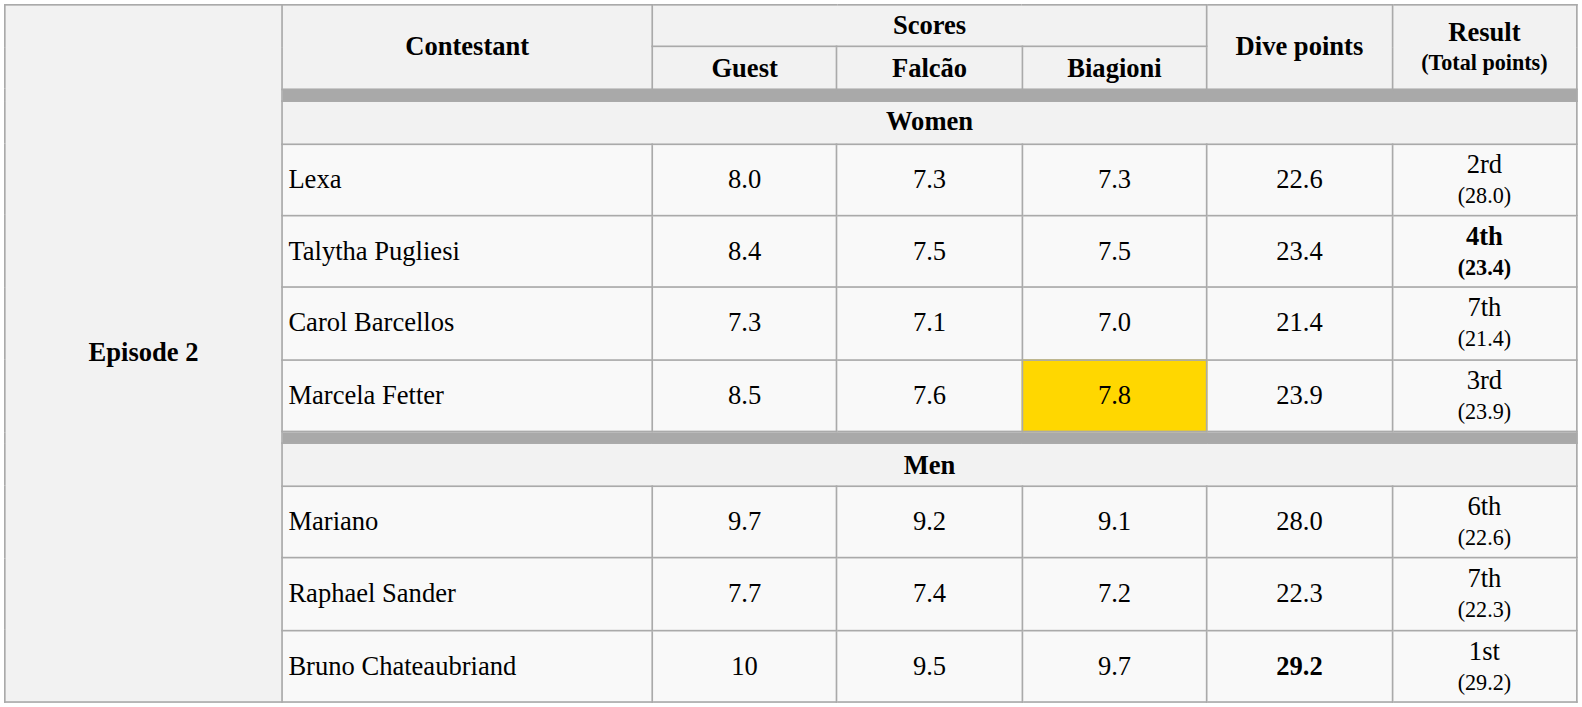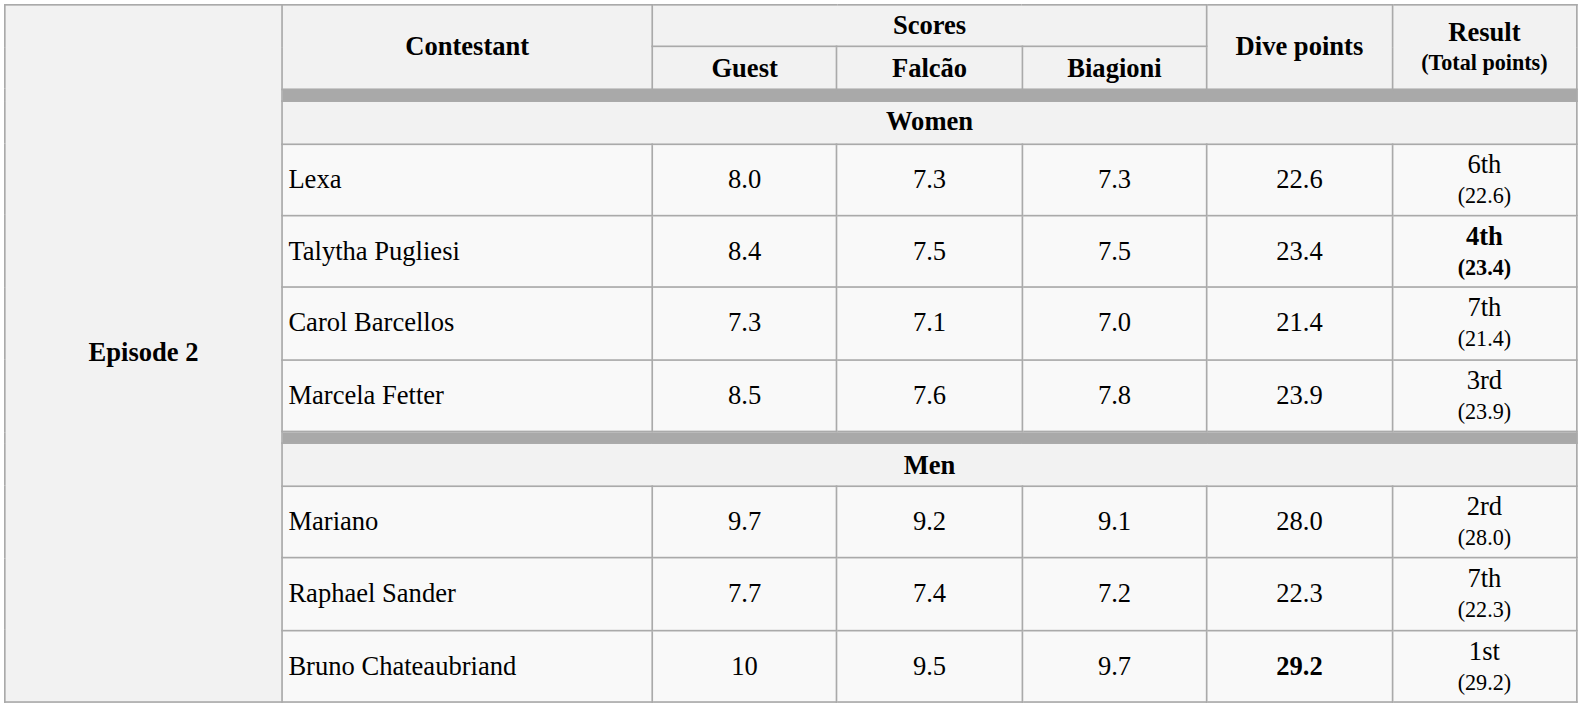(1484, 179) 2rd (28.0) -> (1484, 179) 6th (22.6)
(1114, 395) gold background -> (1114, 395) no background
(1484, 521) 6th (22.6) -> (1484, 521) 2rd (28.0)
